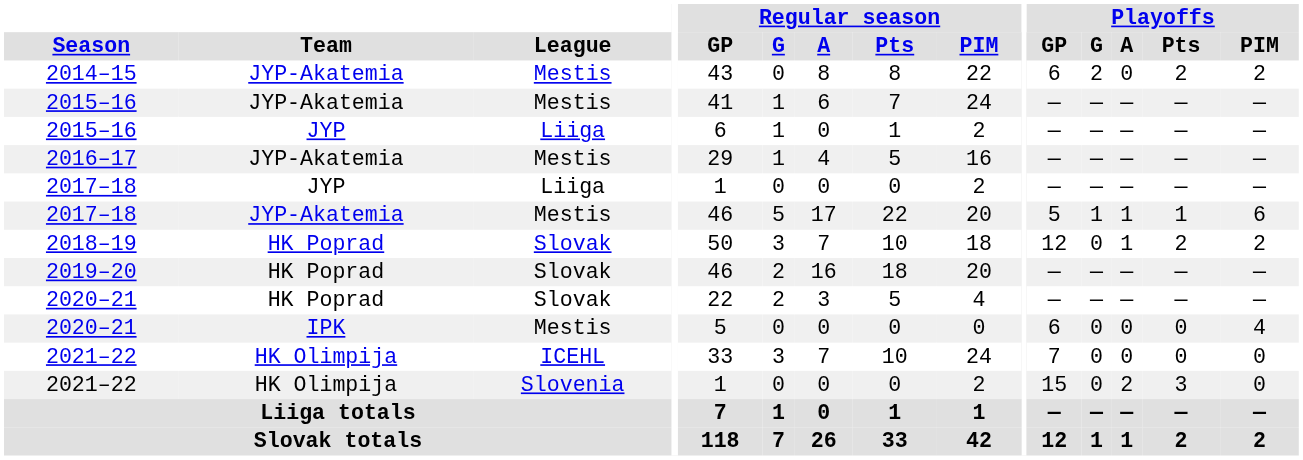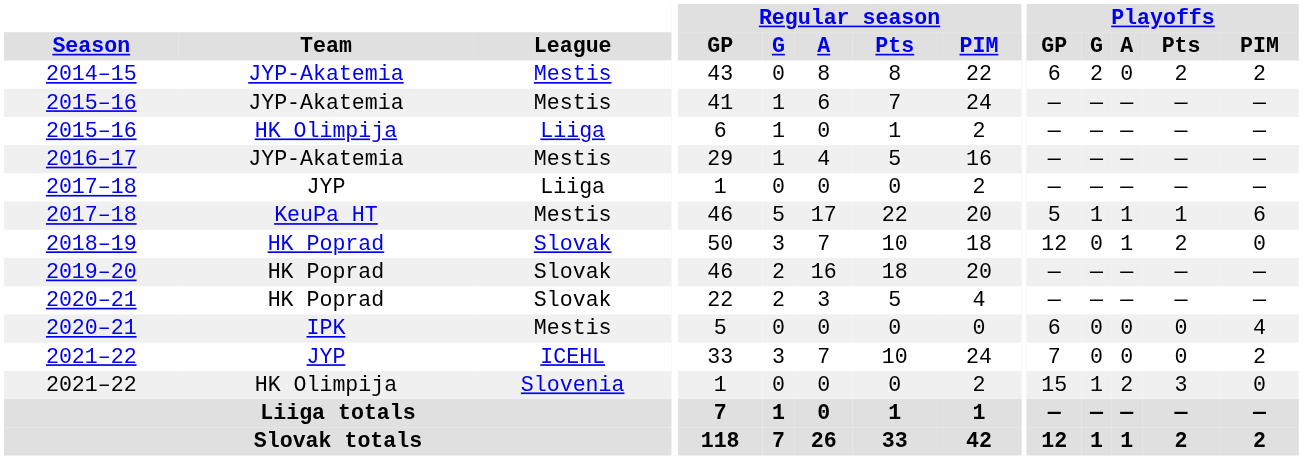(326, 131) JYP -> (326, 131) HK Olimpija
(326, 216) JYP-Akatemia -> (326, 216) KeuPa HT
(1260, 244) 2 -> (1260, 244) 0
(326, 357) HK Olimpija -> (326, 357) JYP
(1260, 357) 0 -> (1260, 357) 2
(1097, 385) 0 -> (1097, 385) 1
